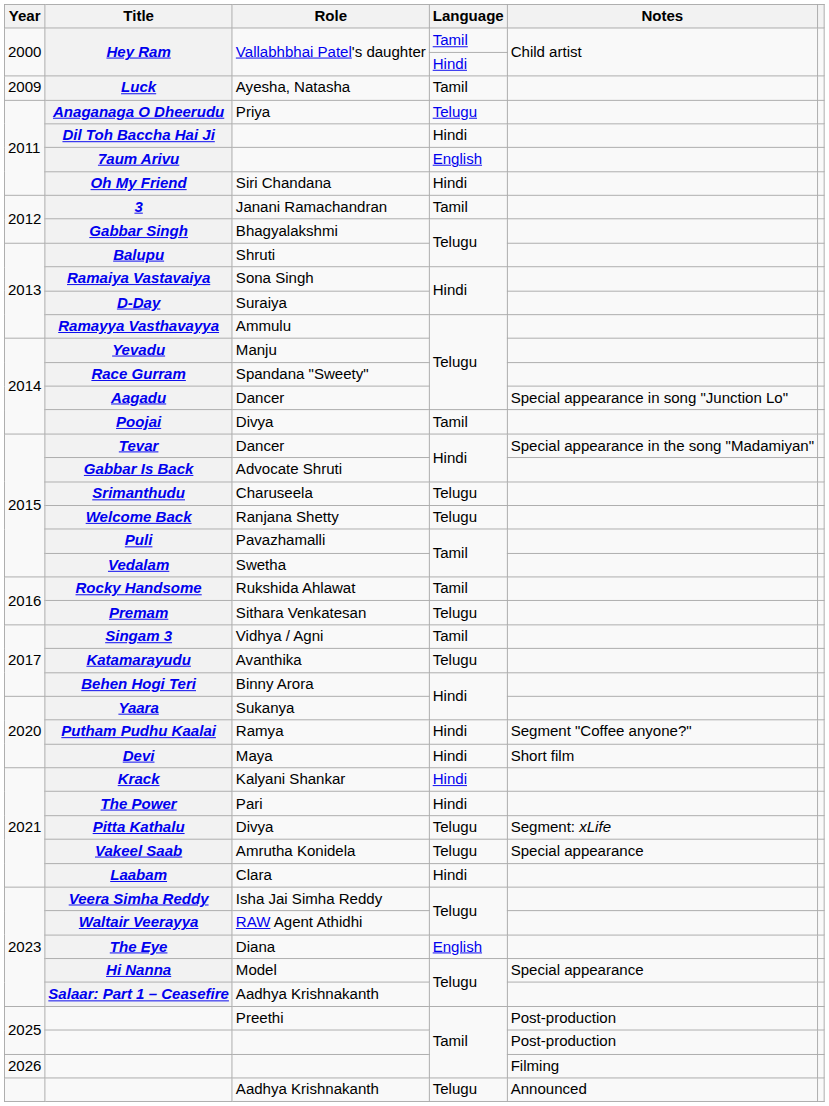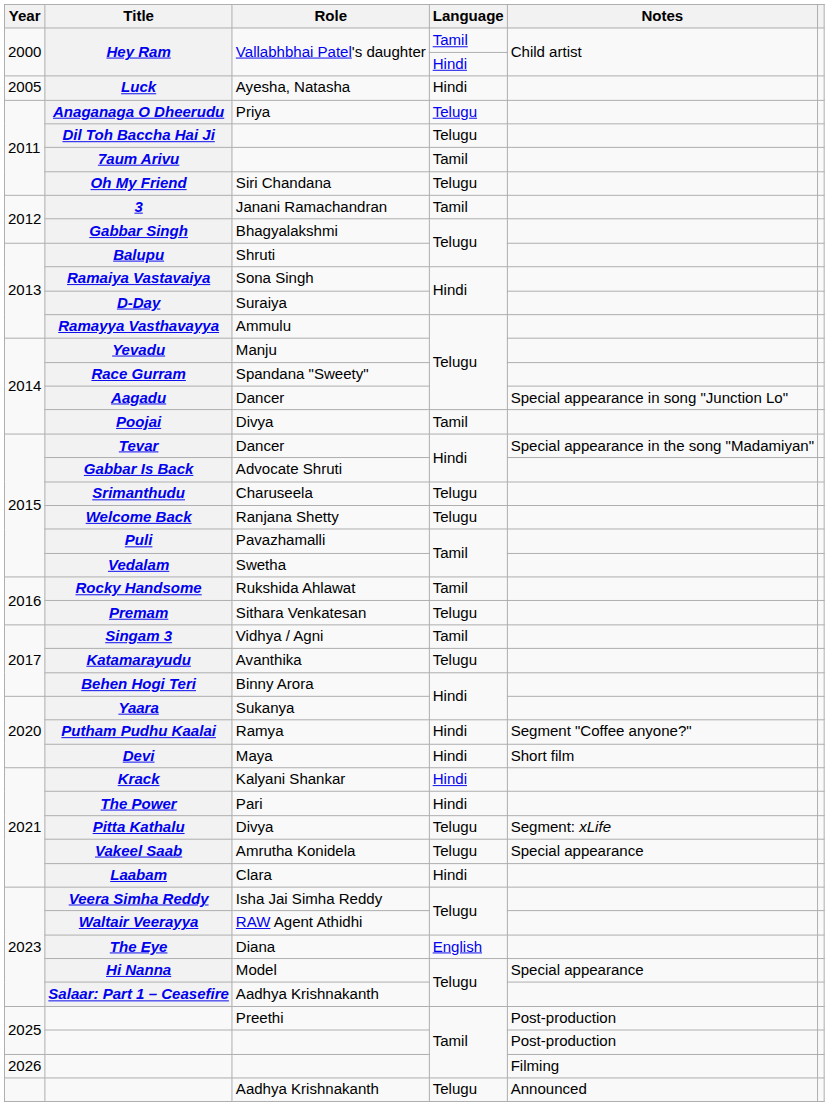(25, 87) 2009 -> (25, 87) 2005
(450, 87) Tamil -> (450, 87) Hindi
(450, 135) Hindi -> (455, 135) Telugu
(457, 159) English -> (450, 159) Tamil
(450, 183) Hindi -> (455, 183) Telugu
